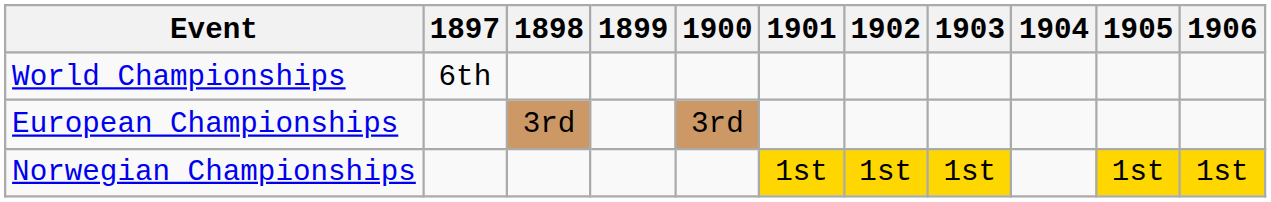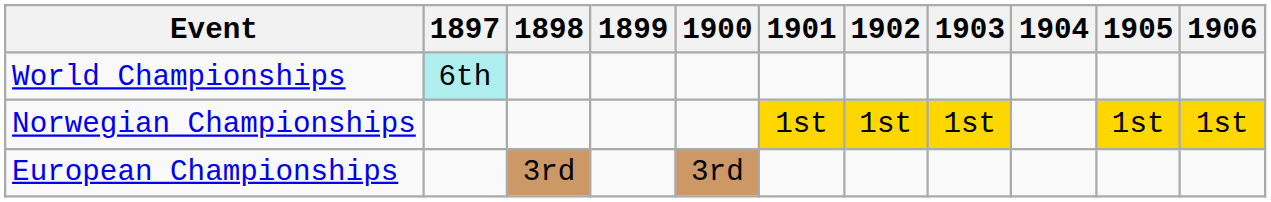(465, 77) no background -> (465, 77) paleturquoise background
rows swapped: (205, 124) <-> (214, 172)
